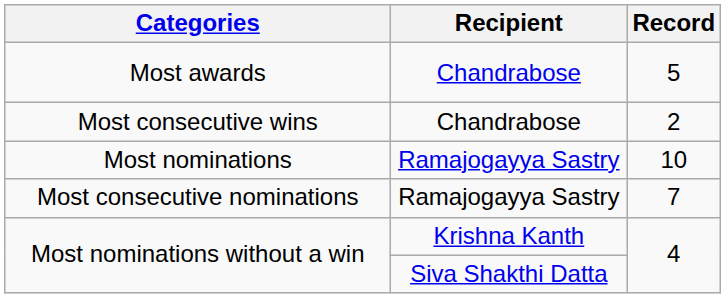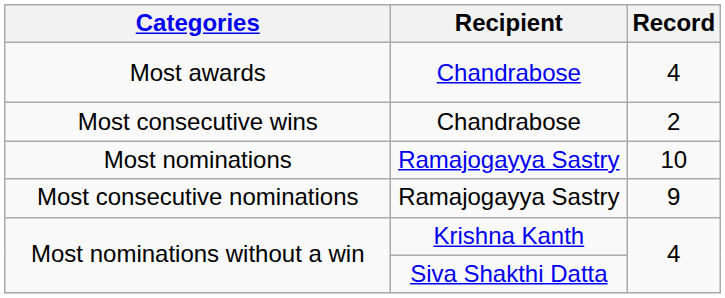(674, 72) 5 -> (674, 72) 4
(674, 197) 7 -> (674, 197) 9
